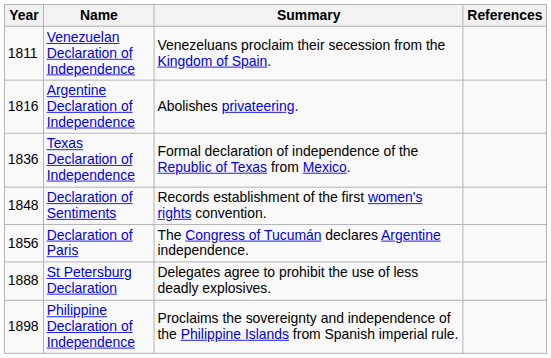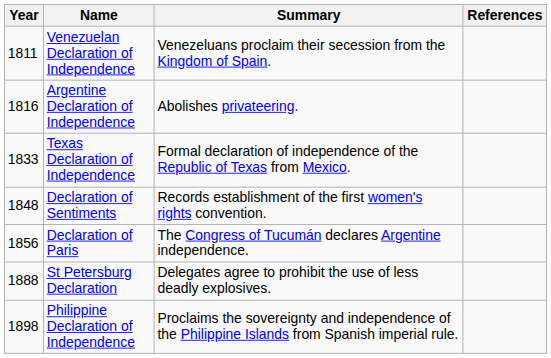(23, 160) 1836 -> (23, 160) 1833
